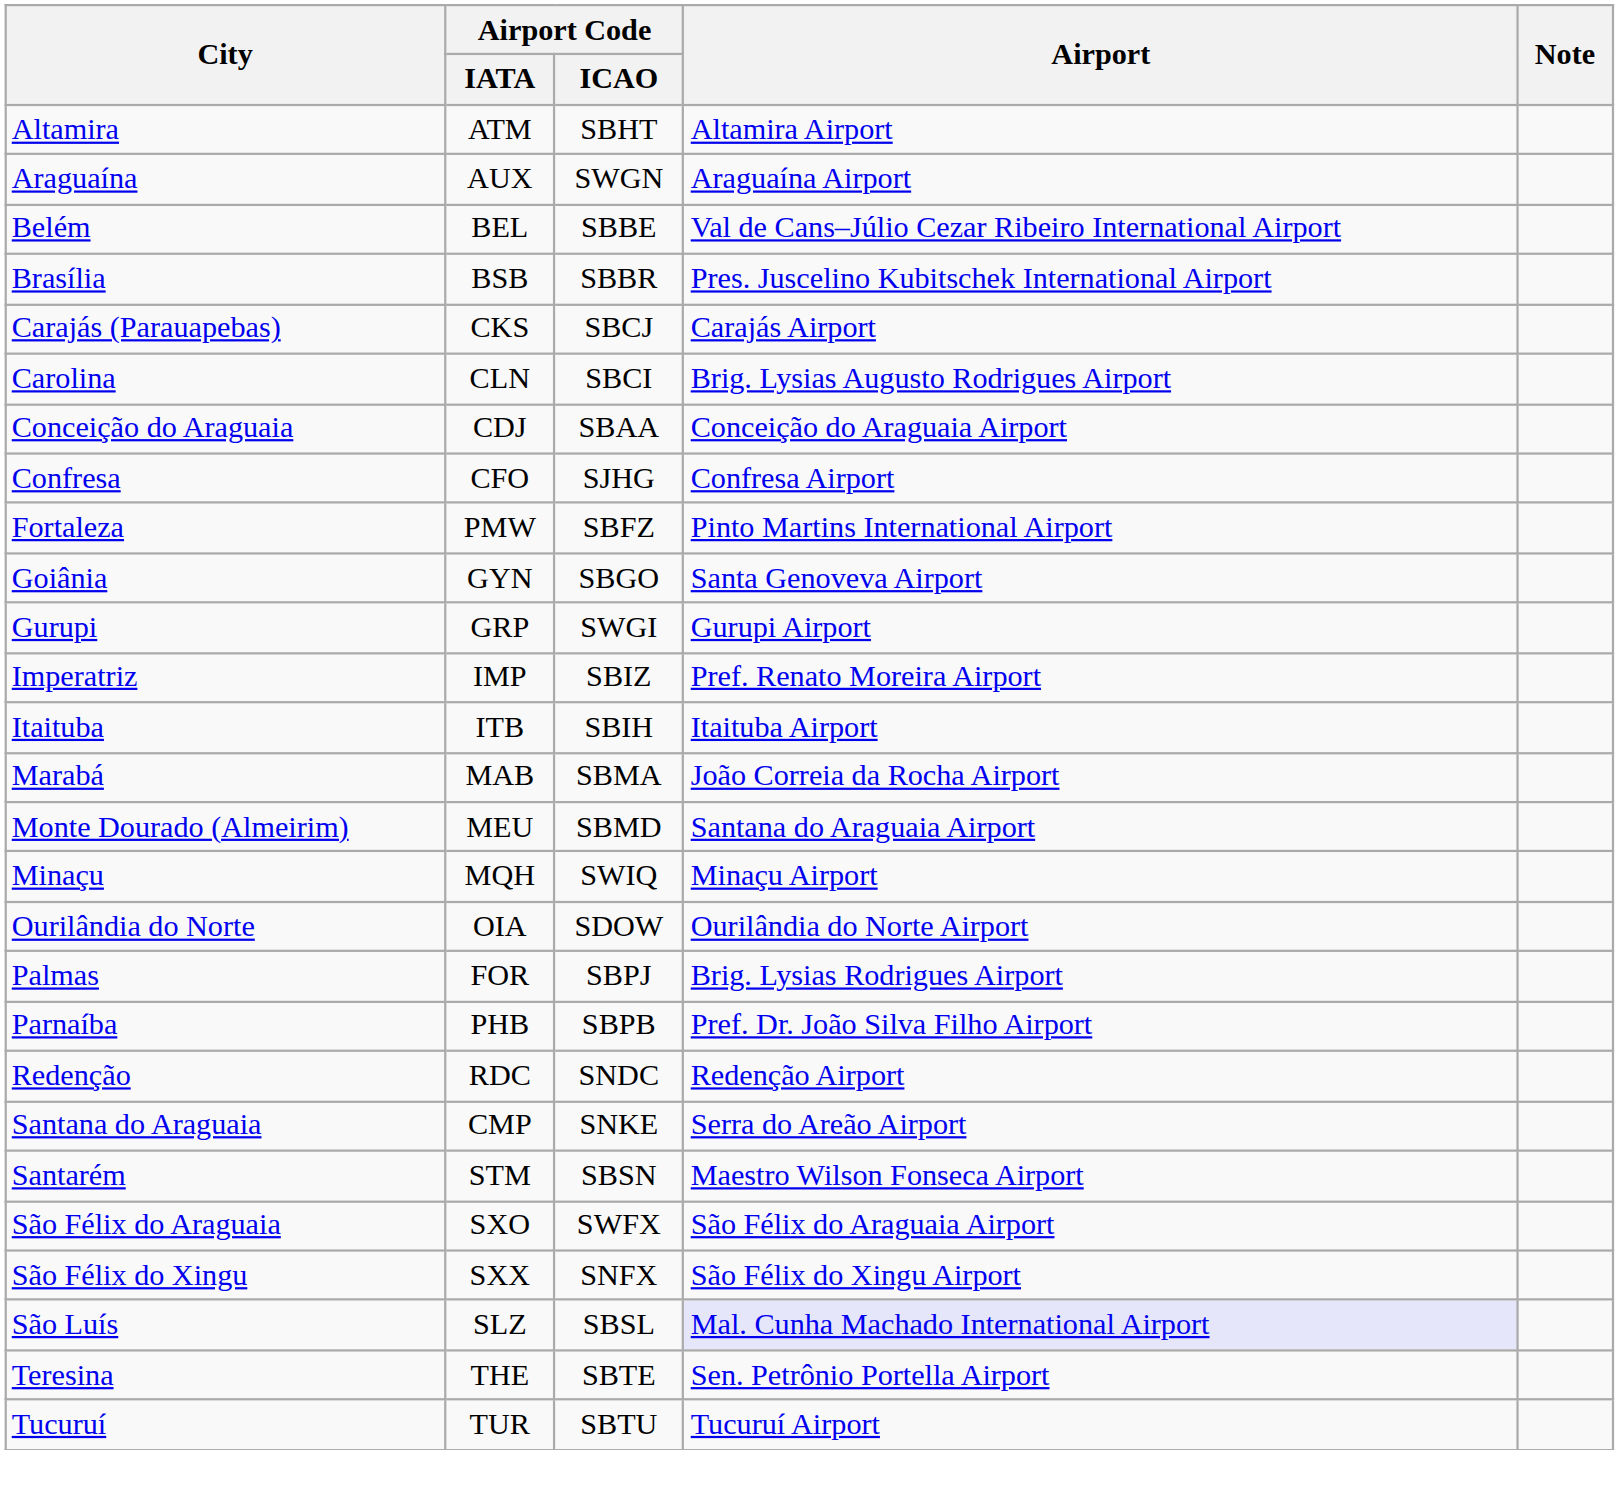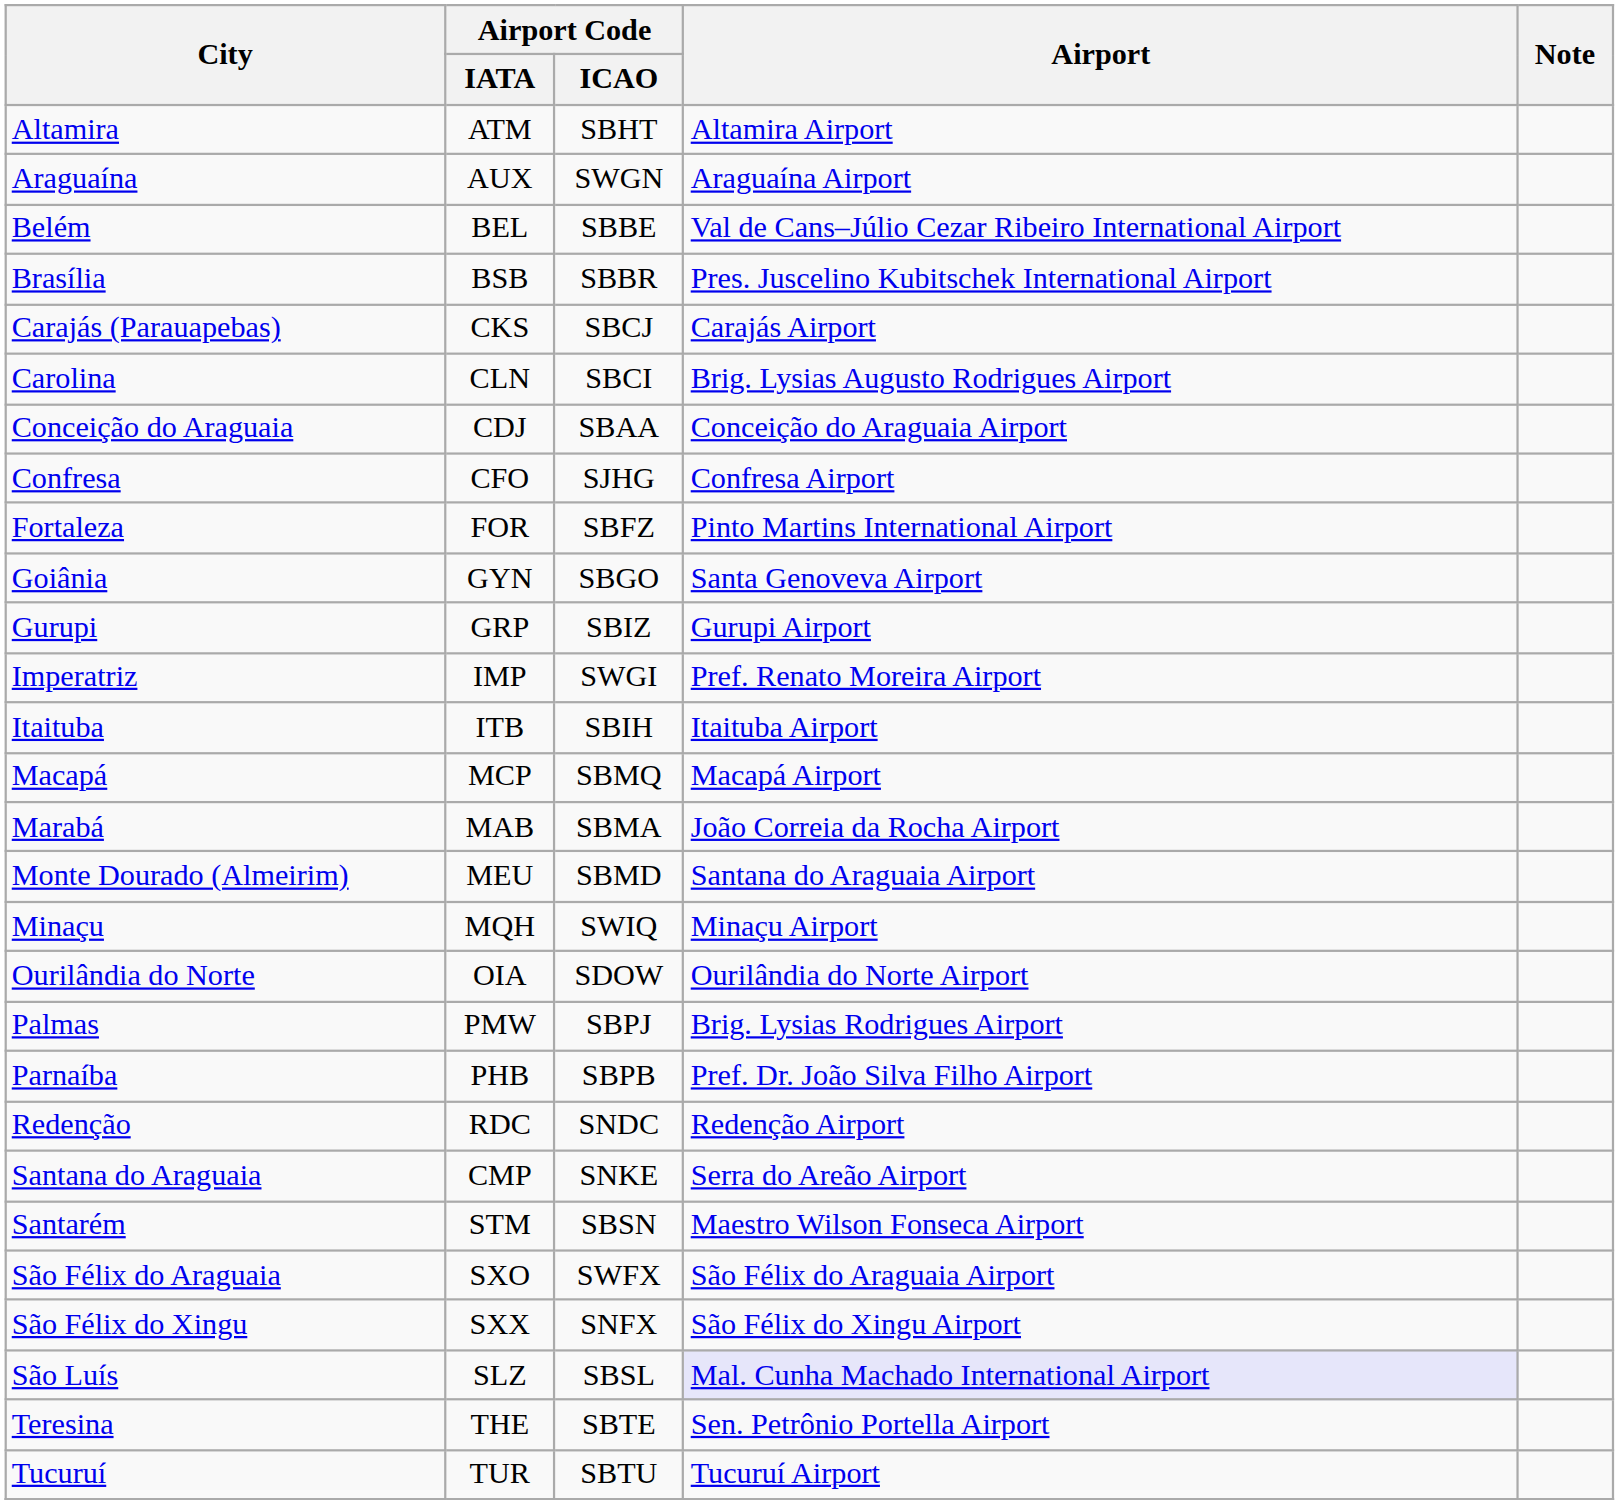(500, 527) PMW -> (500, 527) FOR
(619, 626) SWGI -> (619, 626) SBIZ
(619, 676) SBIZ -> (619, 676) SWGI
+ row: (60, 776)
(500, 975) FOR -> (500, 1025) PMW
